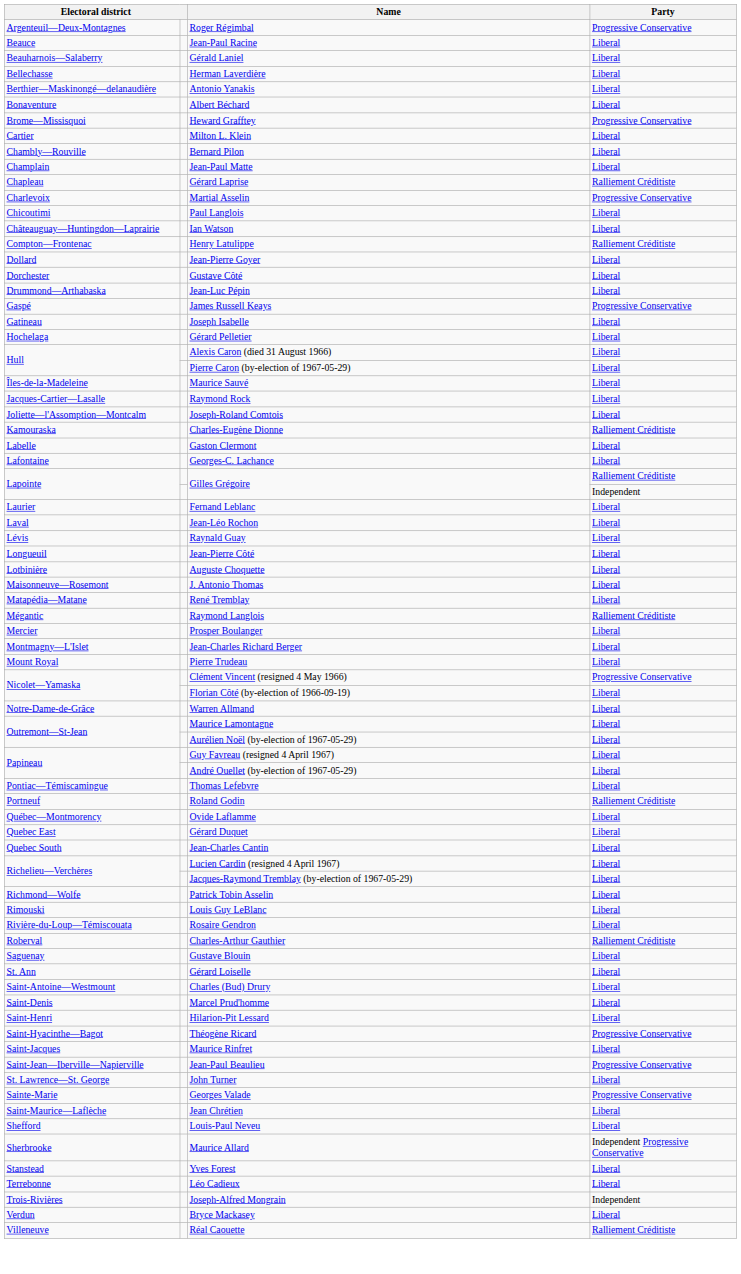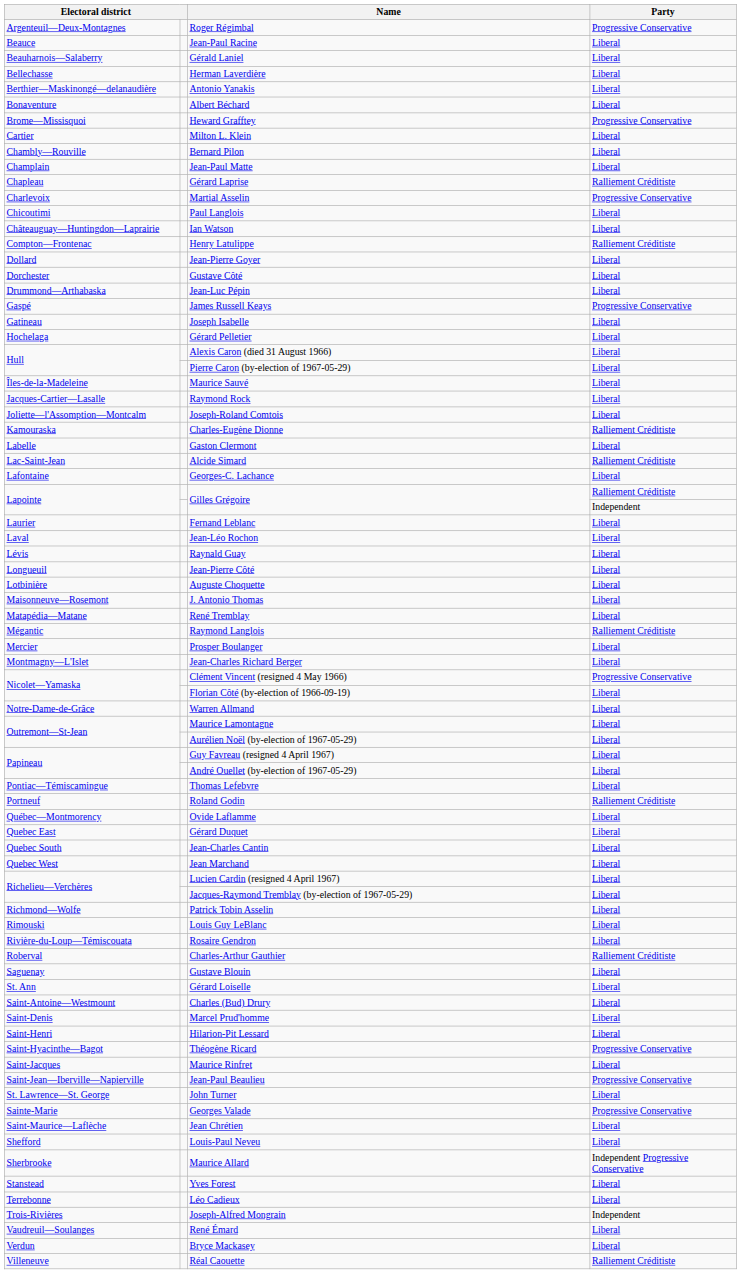+ row: (218, 461)
- row: (218, 662)
+ row: (219, 863)
+ row: (214, 1230)
